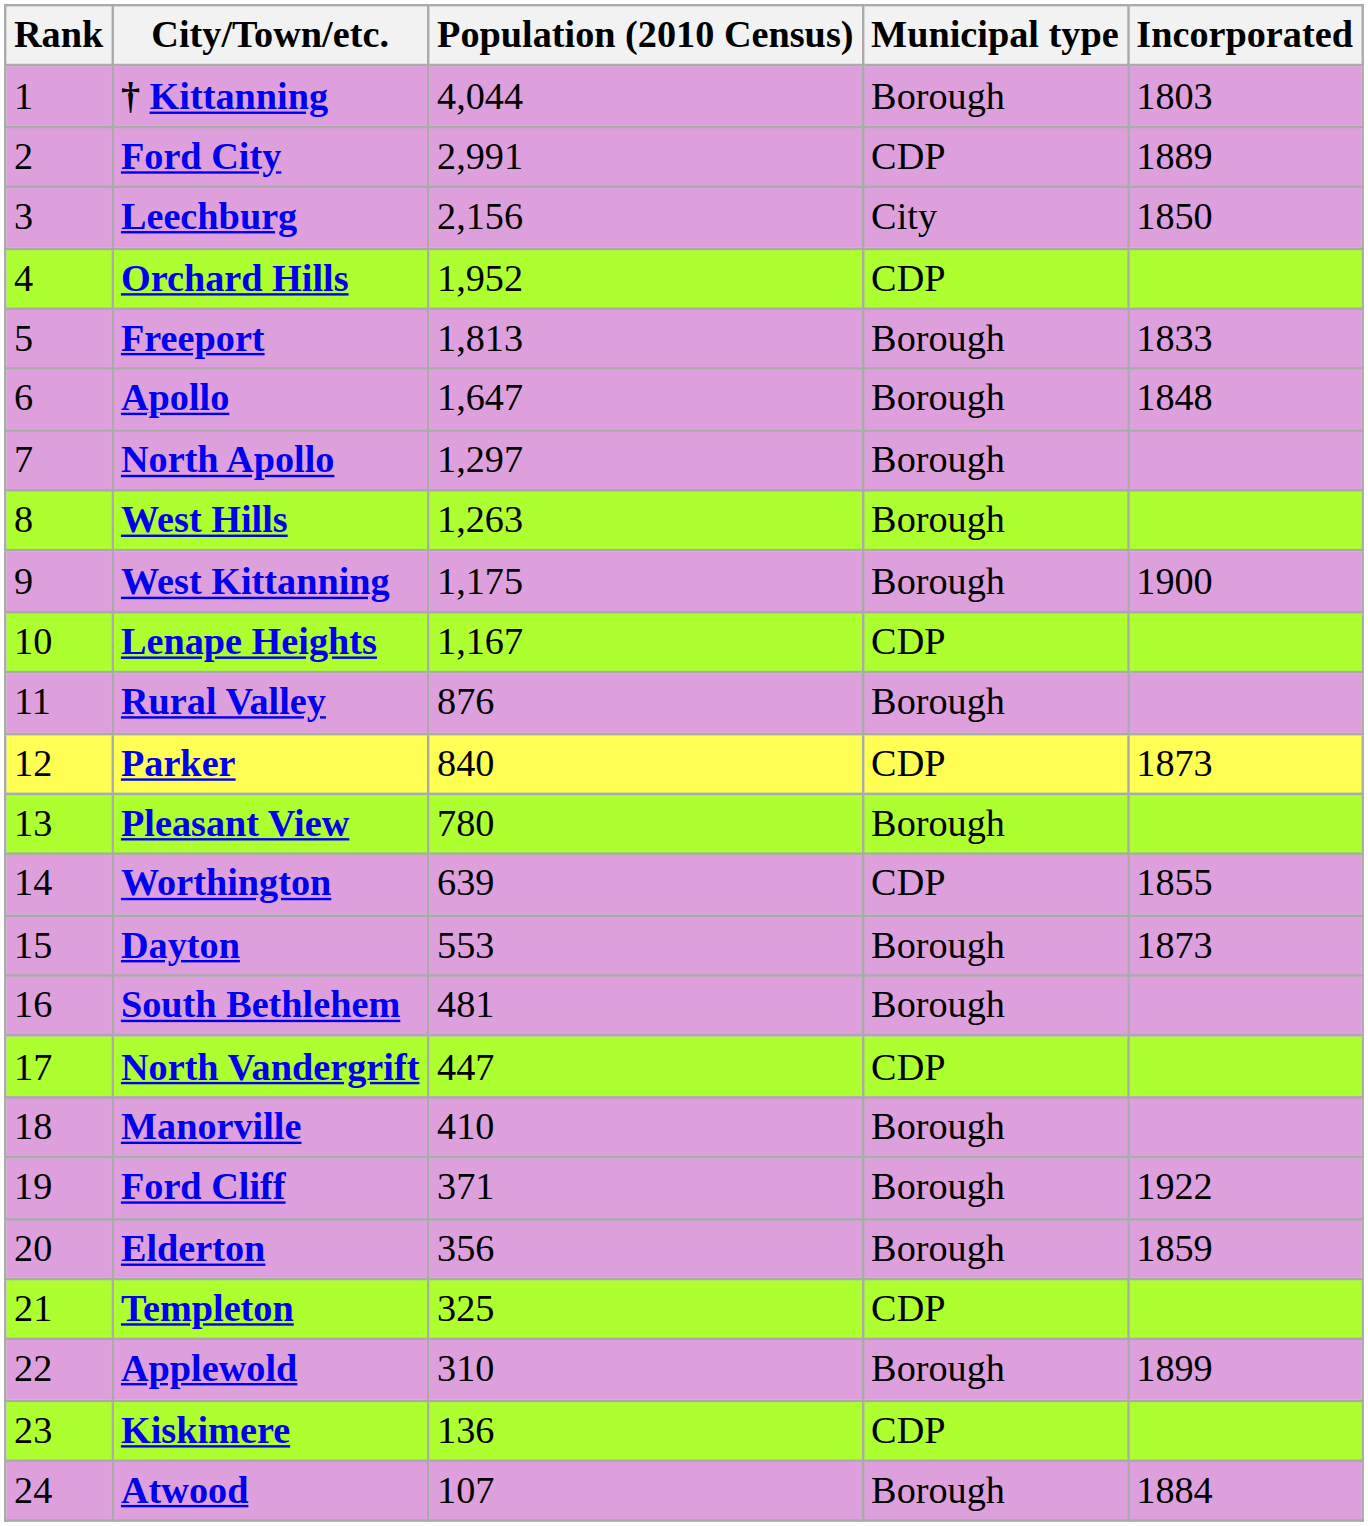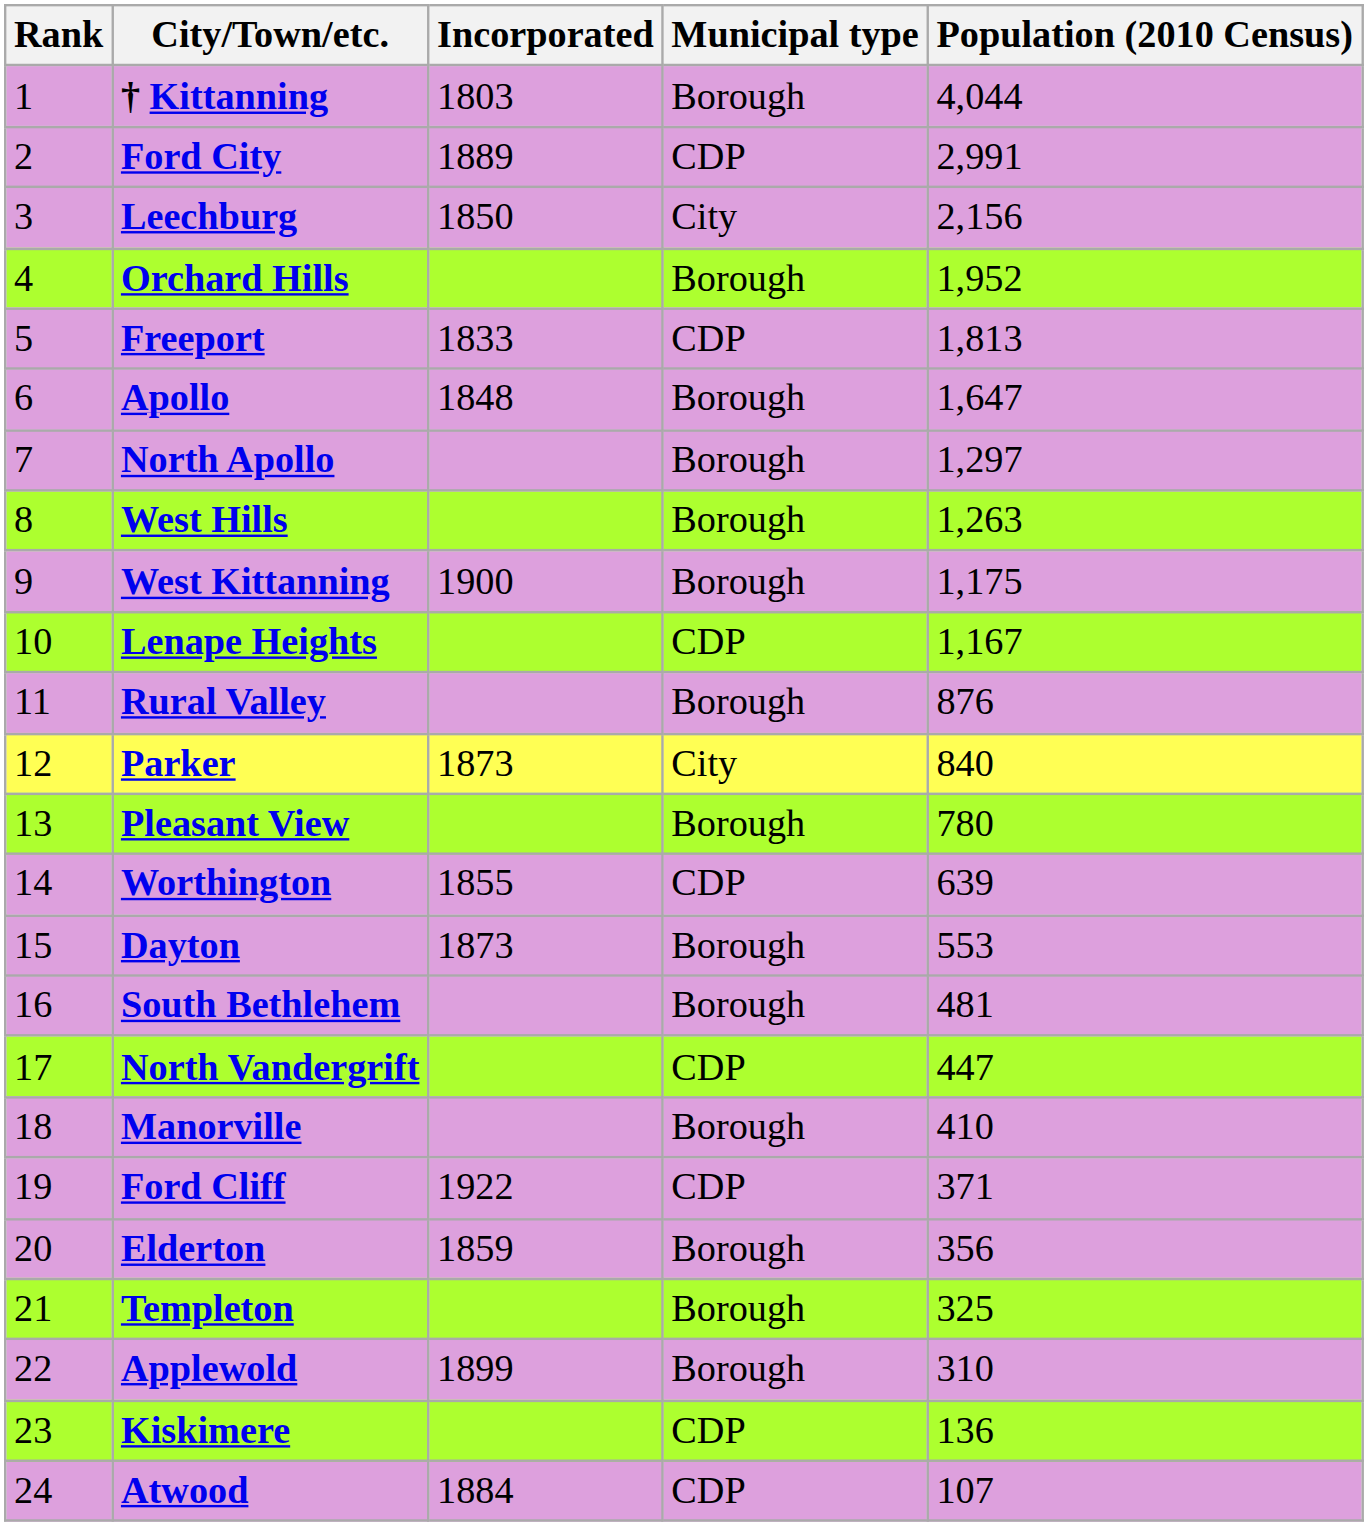columns swapped: (645, 34) <-> (1245, 34)
(908, 277) CDP -> (738, 277) Borough
(938, 338) Borough -> (709, 338) CDP
(908, 762) CDP -> (704, 762) City
(938, 1187) Borough -> (709, 1187) CDP
(908, 1308) CDP -> (738, 1308) Borough
(938, 1490) Borough -> (709, 1490) CDP
